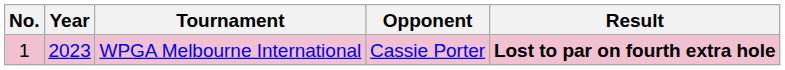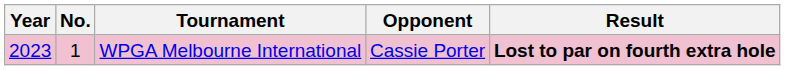columns swapped: (24, 20) <-> (70, 20)
